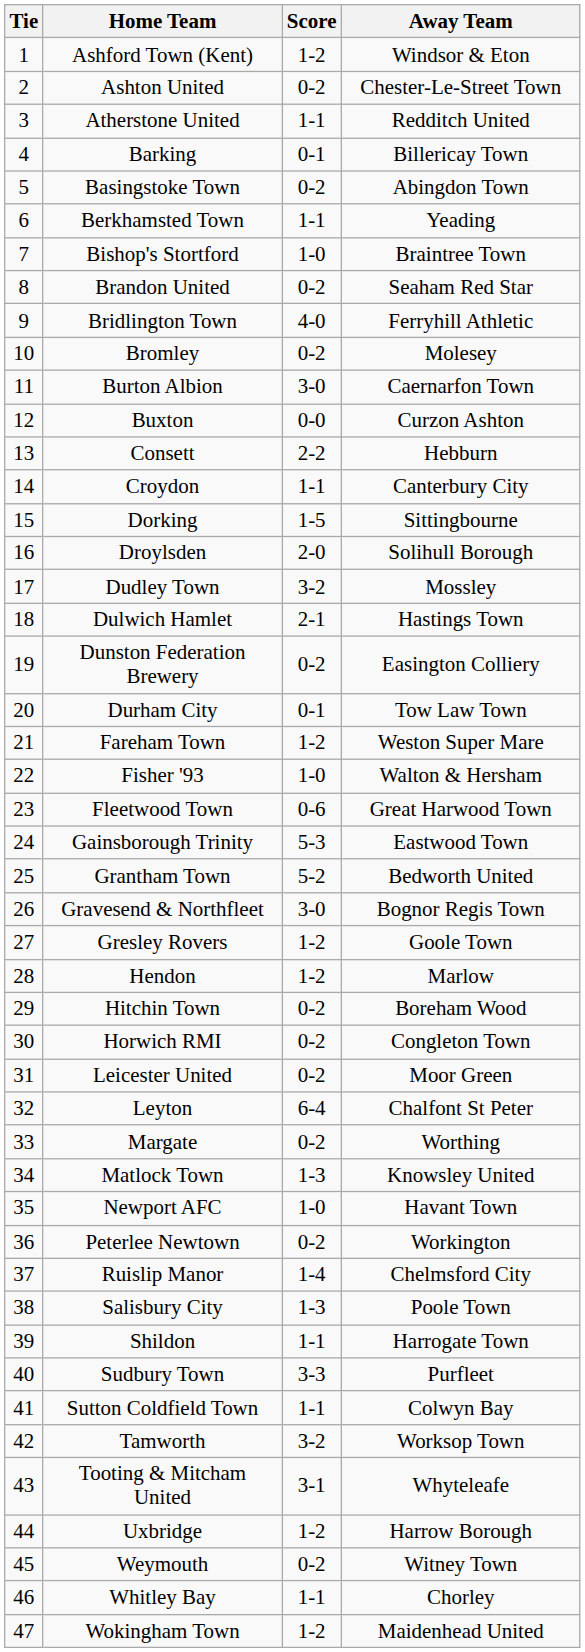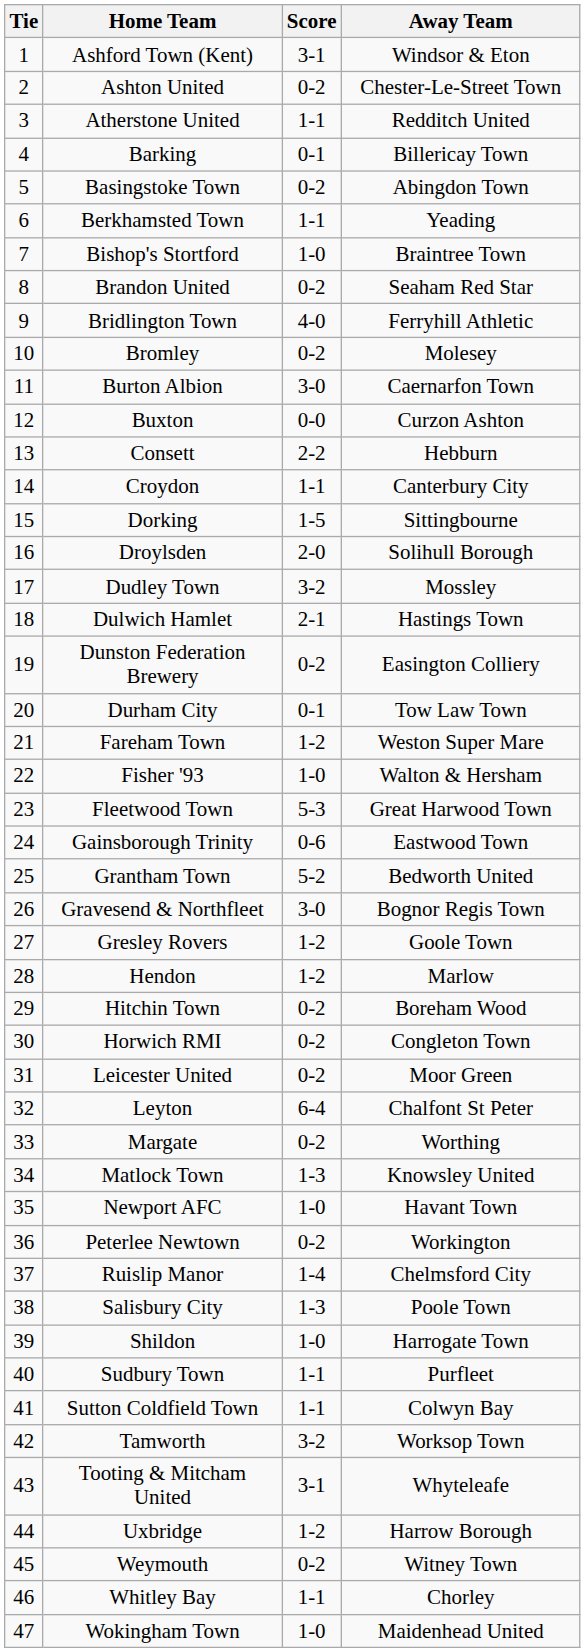(312, 54) 1-2 -> (312, 54) 3-1
(312, 809) 0-6 -> (312, 809) 5-3
(312, 842) 5-3 -> (312, 842) 0-6
(312, 1341) 1-1 -> (312, 1341) 1-0
(312, 1374) 3-3 -> (312, 1374) 1-1
(312, 1630) 1-2 -> (312, 1630) 1-0
